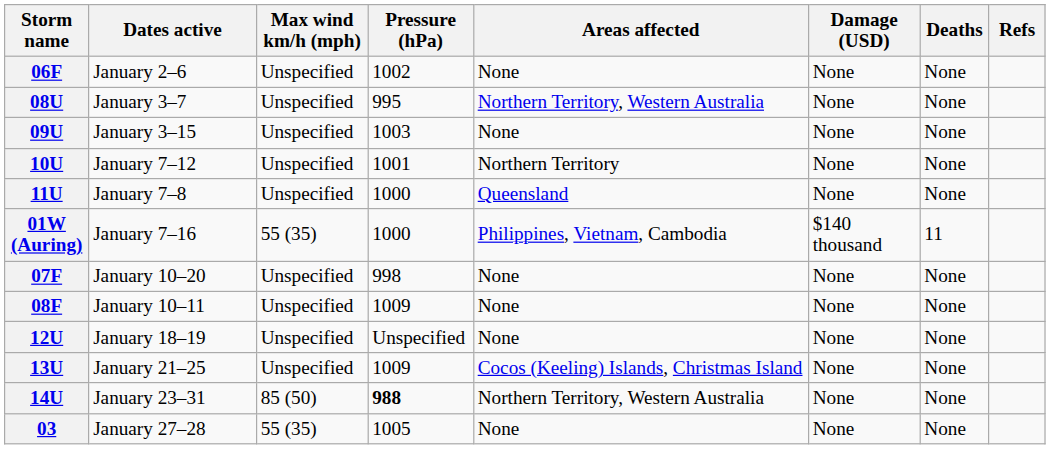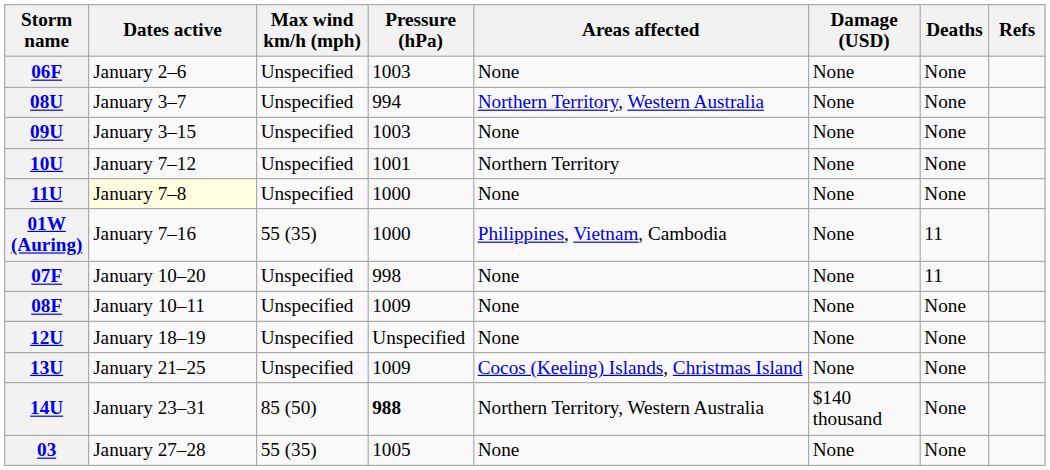(391, 71) 1002 -> (391, 71) 1003
(387, 102) 995 -> (387, 102) 994
(140, 193) no background -> (140, 193) lightyellow background
(523, 193) Queensland -> (498, 193) None
(847, 234) $140 thousand -> (833, 234) None
(945, 276) None -> (934, 276) 11
(833, 397) None -> (847, 408) $140 thousand
